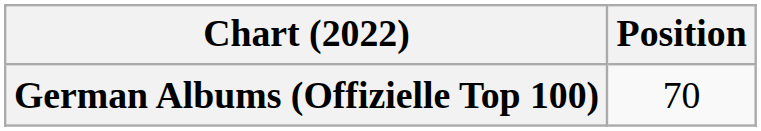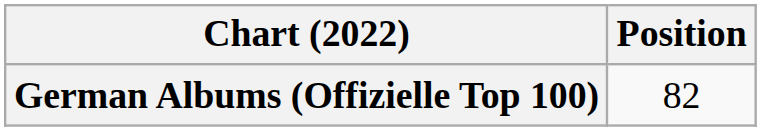(682, 94) 70 -> (682, 94) 82
